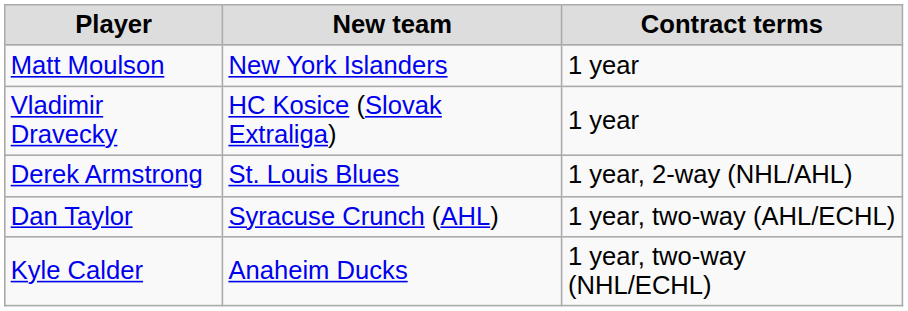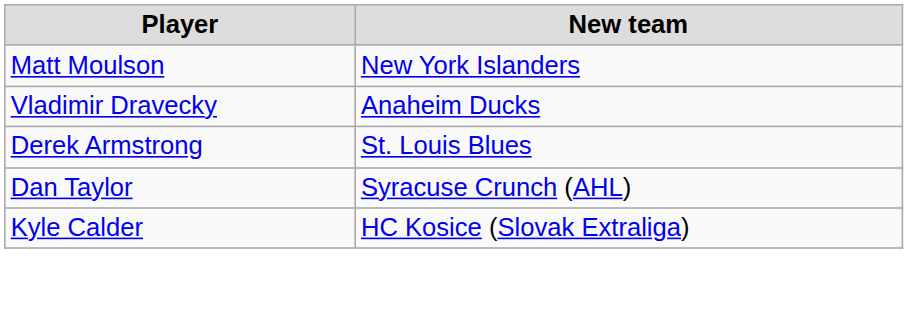- column: (732, 24)
(335, 120) HC Kosice (Slovak Extraliga) -> (451, 106) Anaheim Ducks
(318, 270) Anaheim Ducks -> (525, 227) HC Kosice (Slovak Extraliga)
